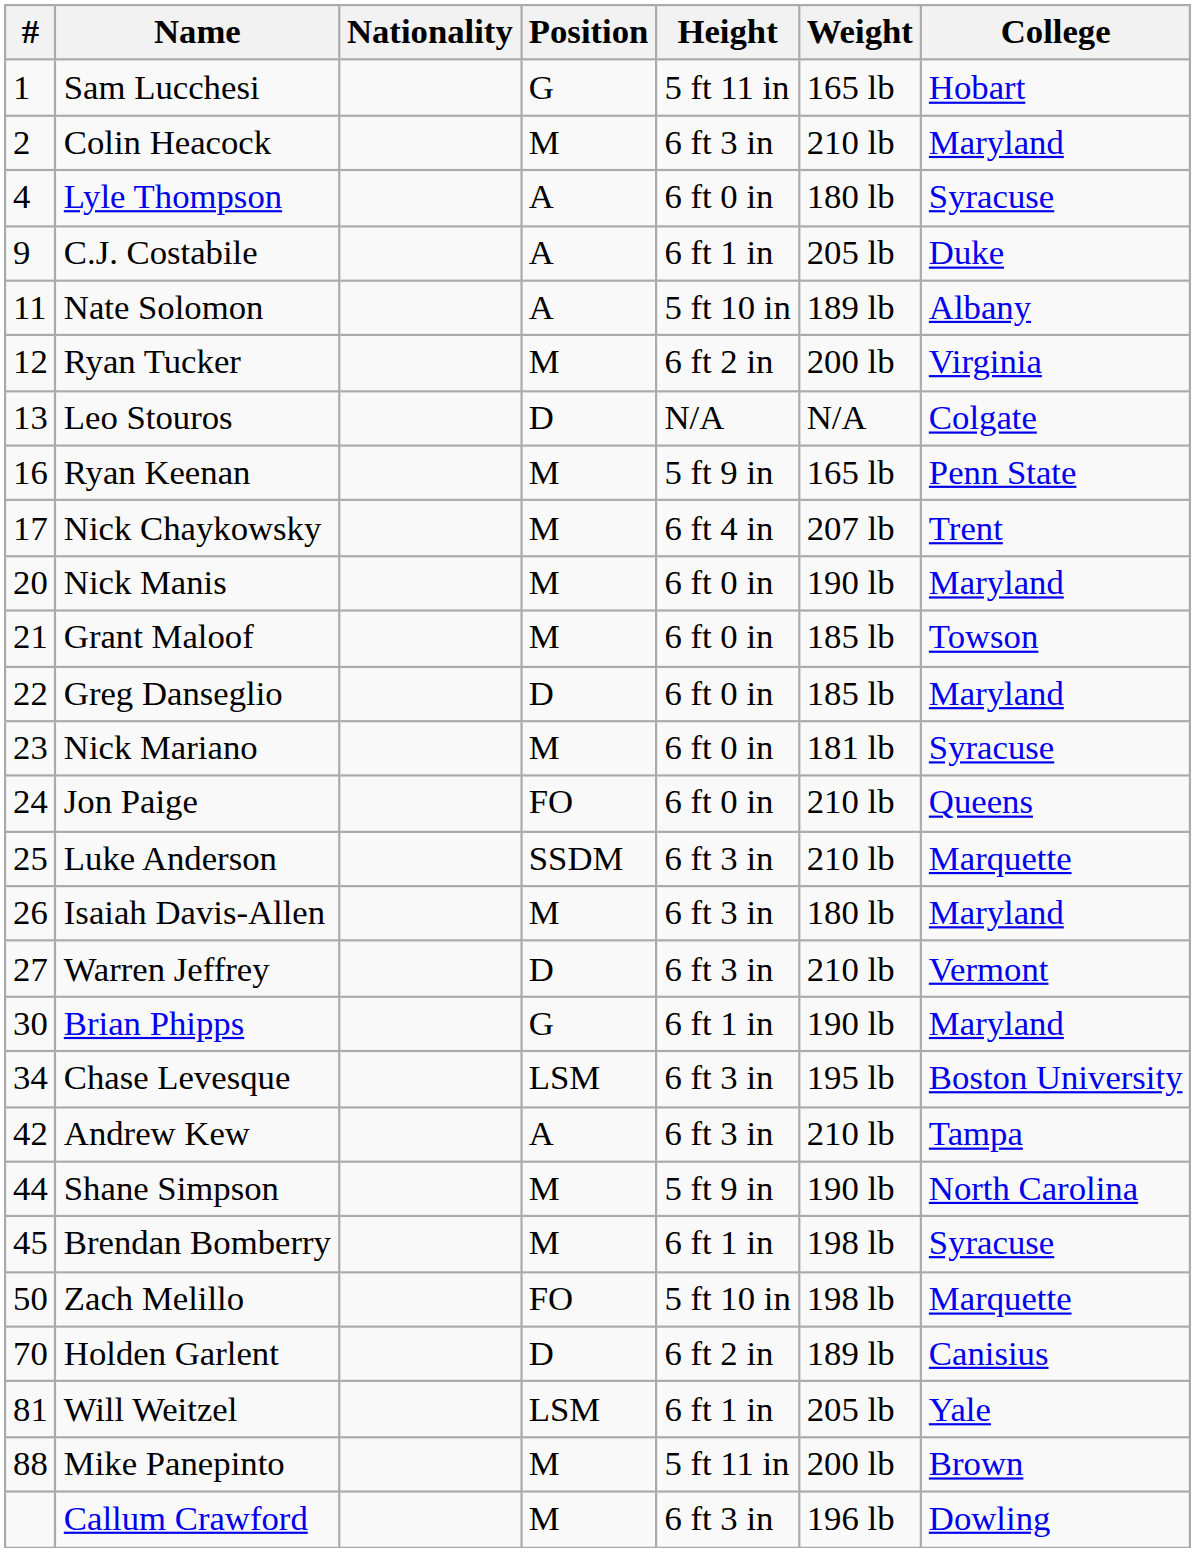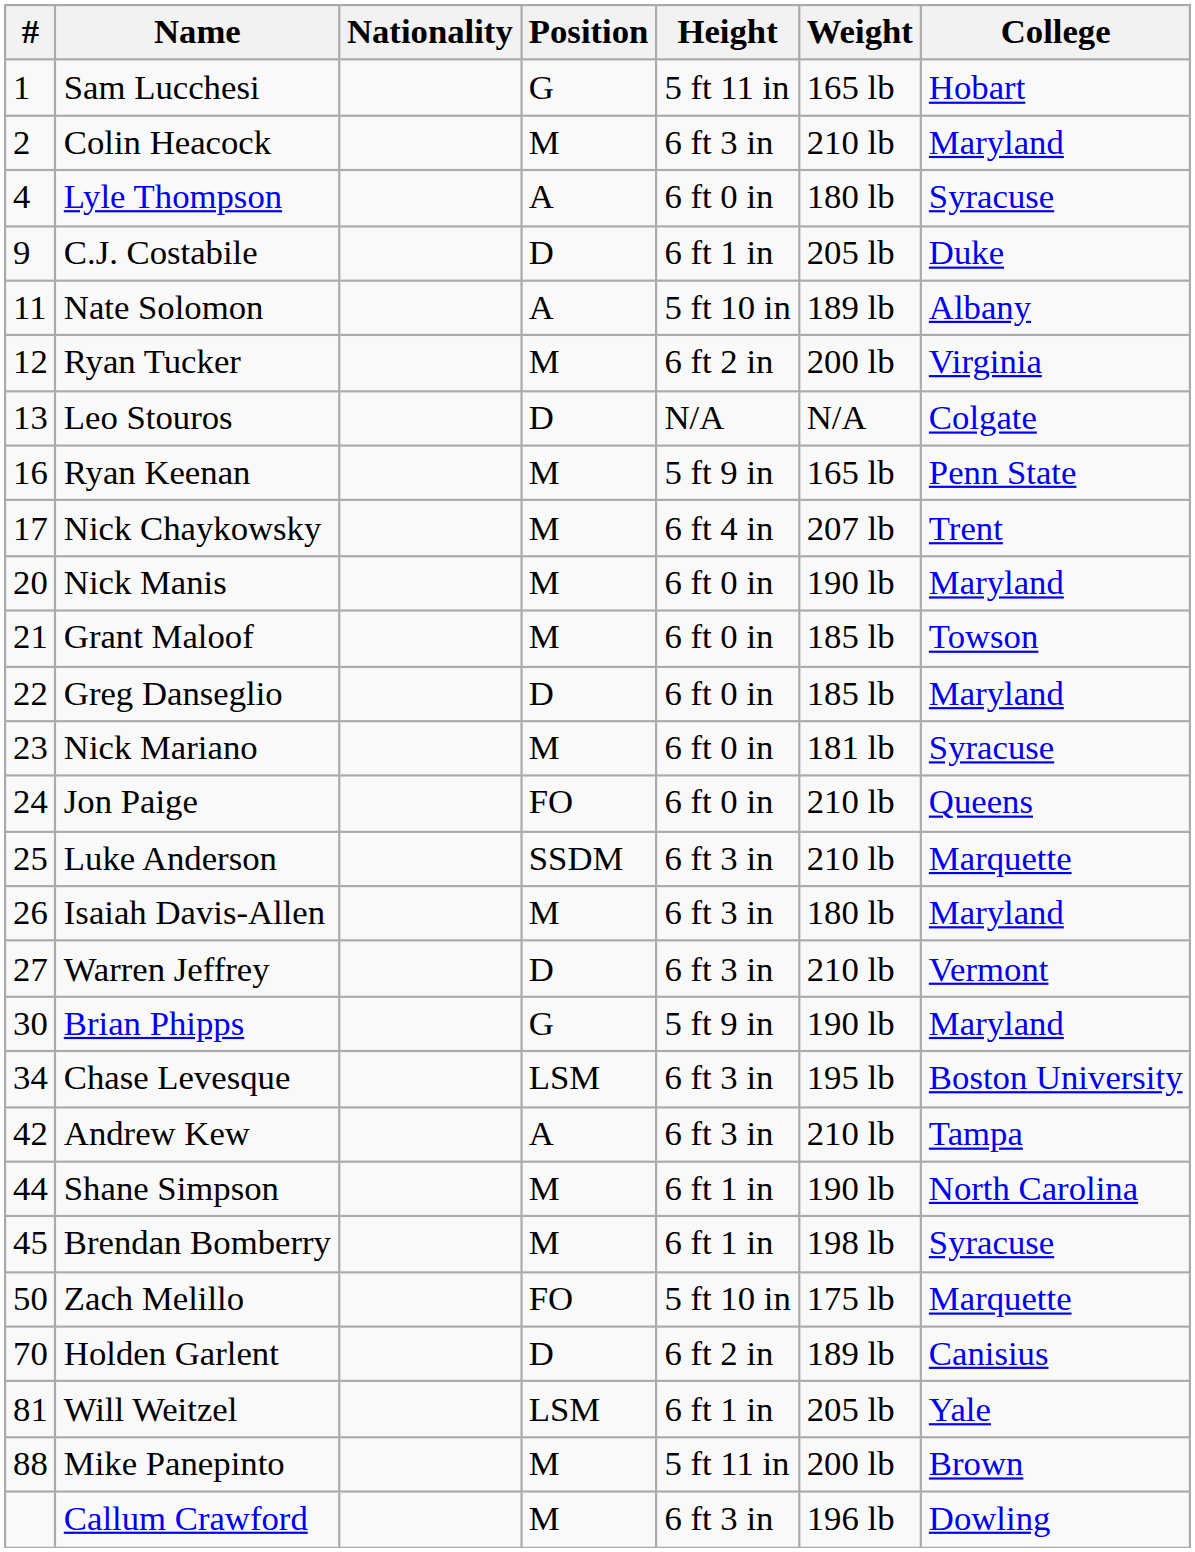(541, 252) A -> (541, 252) D
(719, 1023) 6 ft 1 in -> (719, 1023) 5 ft 9 in
(719, 1188) 5 ft 9 in -> (719, 1188) 6 ft 1 in
(851, 1298) 198 lb -> (851, 1298) 175 lb
